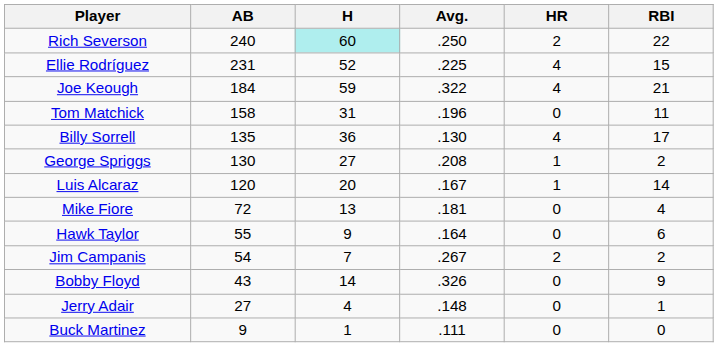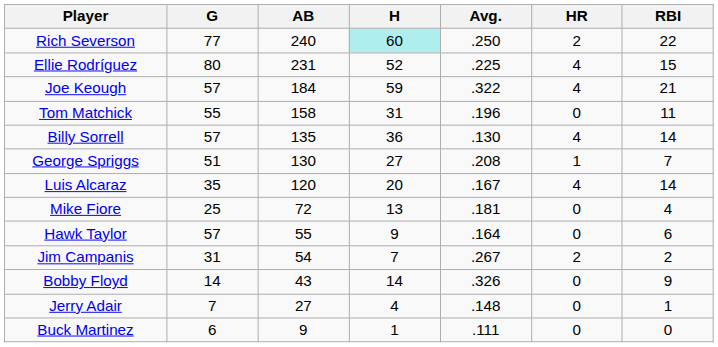+ column: (212, 16)
(661, 137) 17 -> (668, 137) 14
(661, 161) 2 -> (668, 161) 7
(557, 185) 1 -> (577, 185) 4
